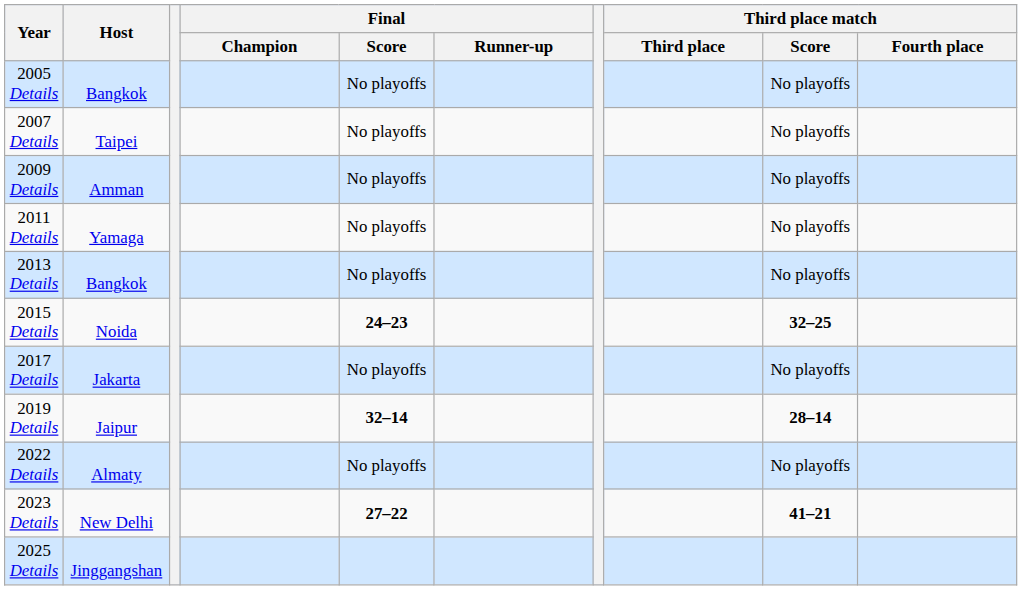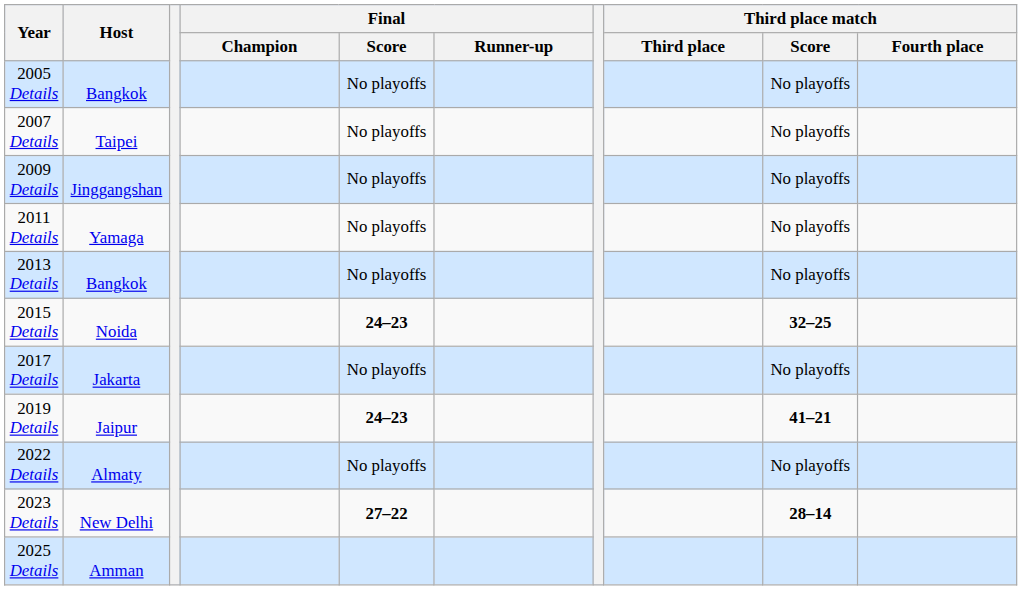(116, 189) Amman -> (116, 189) Jinggangshan
(387, 418) 32–14 -> (387, 418) 24–23
(810, 418) 28–14 -> (810, 418) 41–21
(810, 513) 41–21 -> (810, 513) 28–14
(116, 571) Jinggangshan -> (116, 571) Amman
